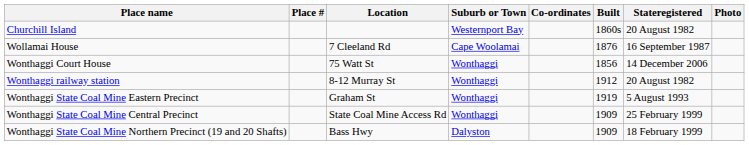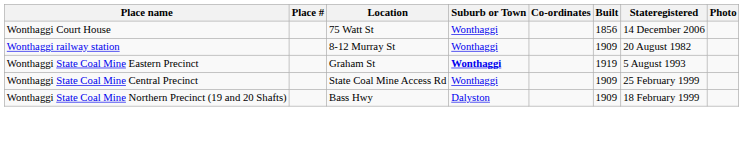- row: (41, 30)
- row: (43, 47)
(606, 81) 1912 -> (606, 47) 1909
(475, 98) normal -> (476, 64) bold
